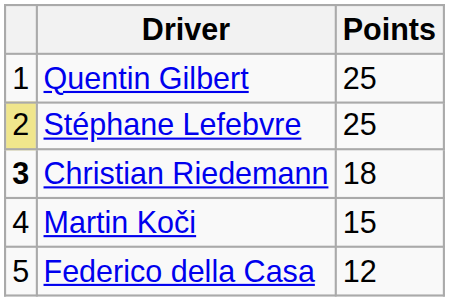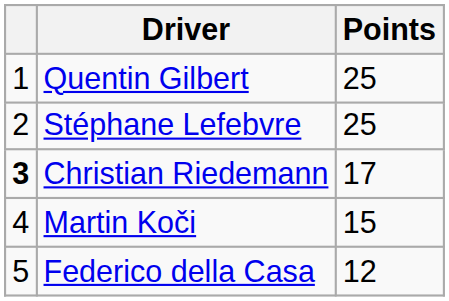(21, 126) khaki background -> (21, 126) no background
(360, 174) 18 -> (360, 174) 17
